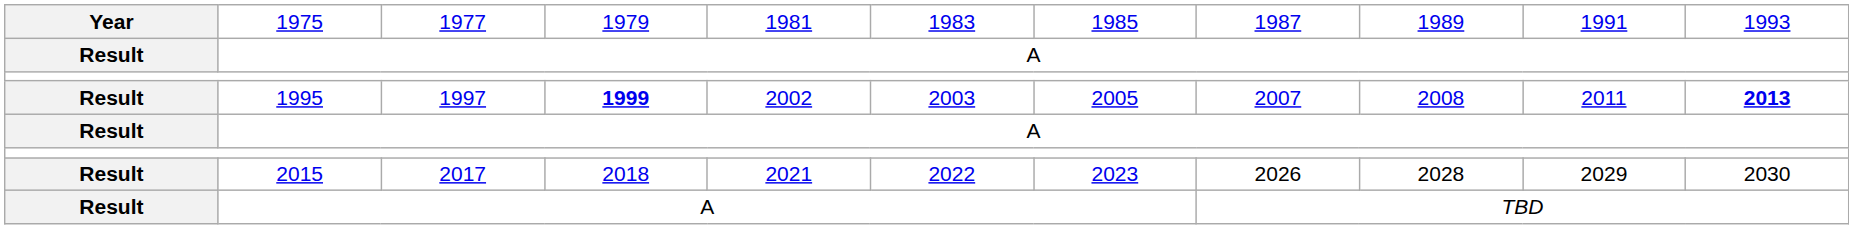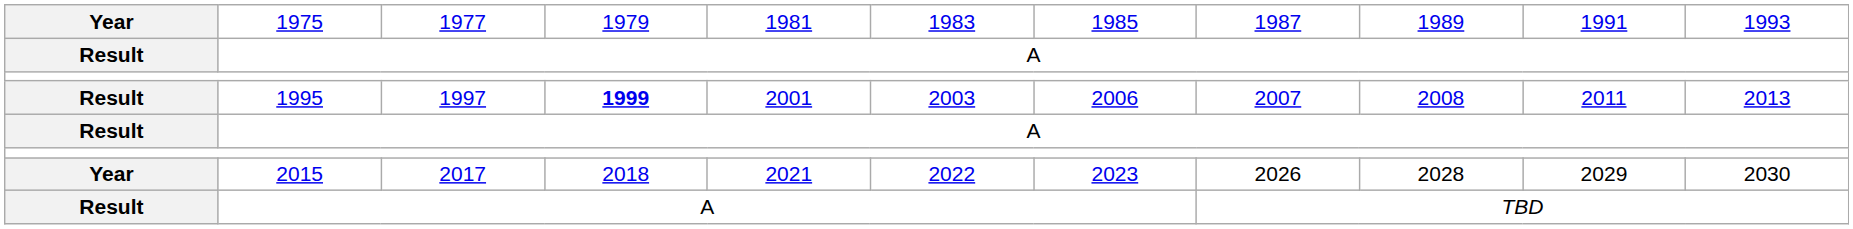(789, 98) 2002 -> (789, 98) 2001
(1115, 98) 2005 -> (1115, 98) 2006
(1767, 98) bold -> (1767, 98) normal
(111, 174) Result -> (111, 174) Year
